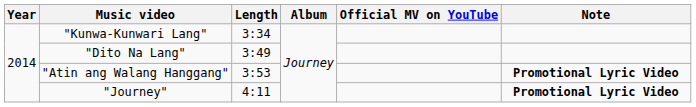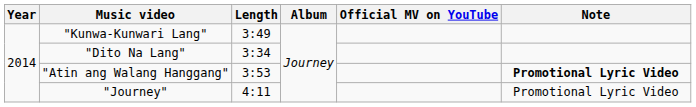(256, 34) 3:34 -> (256, 34) 3:49
(256, 53) 3:49 -> (256, 53) 3:34
(596, 92) bold -> (596, 92) normal
